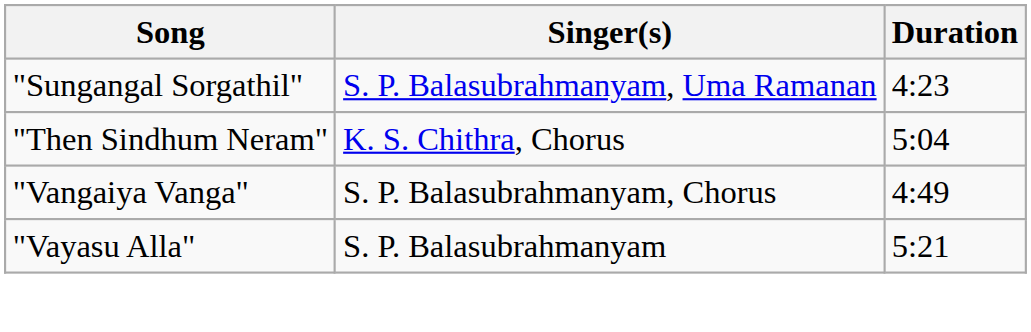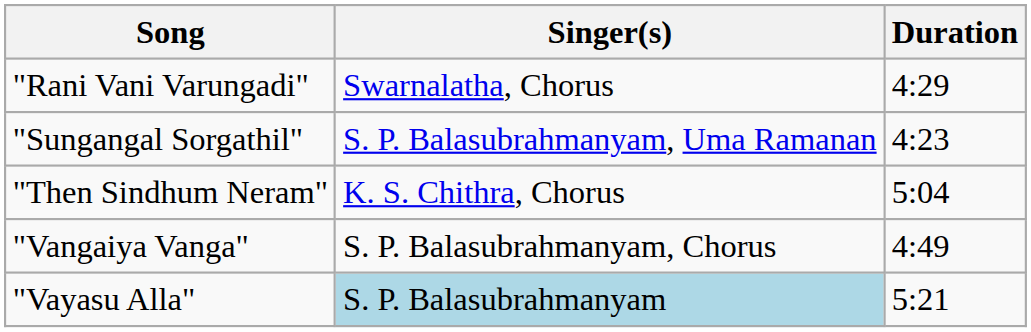+ row: (161, 85)
(505, 246) no background -> (505, 299) lightblue background
